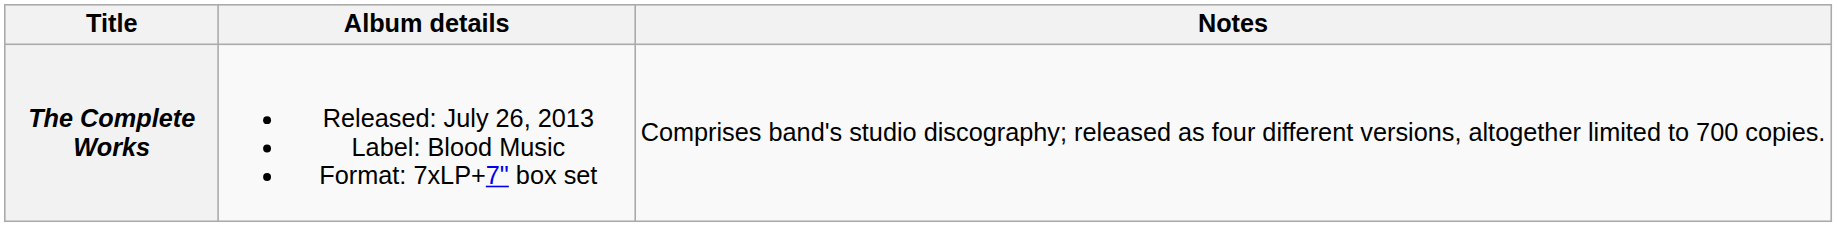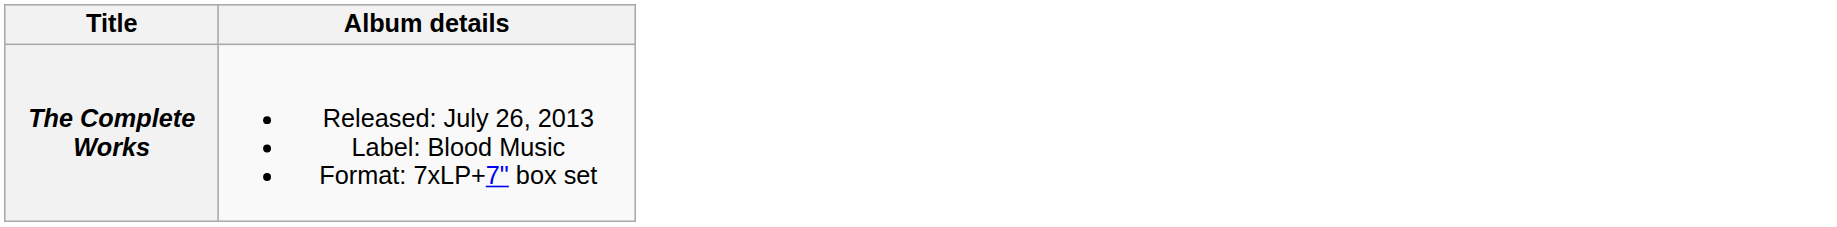- column: (1233, 24)
